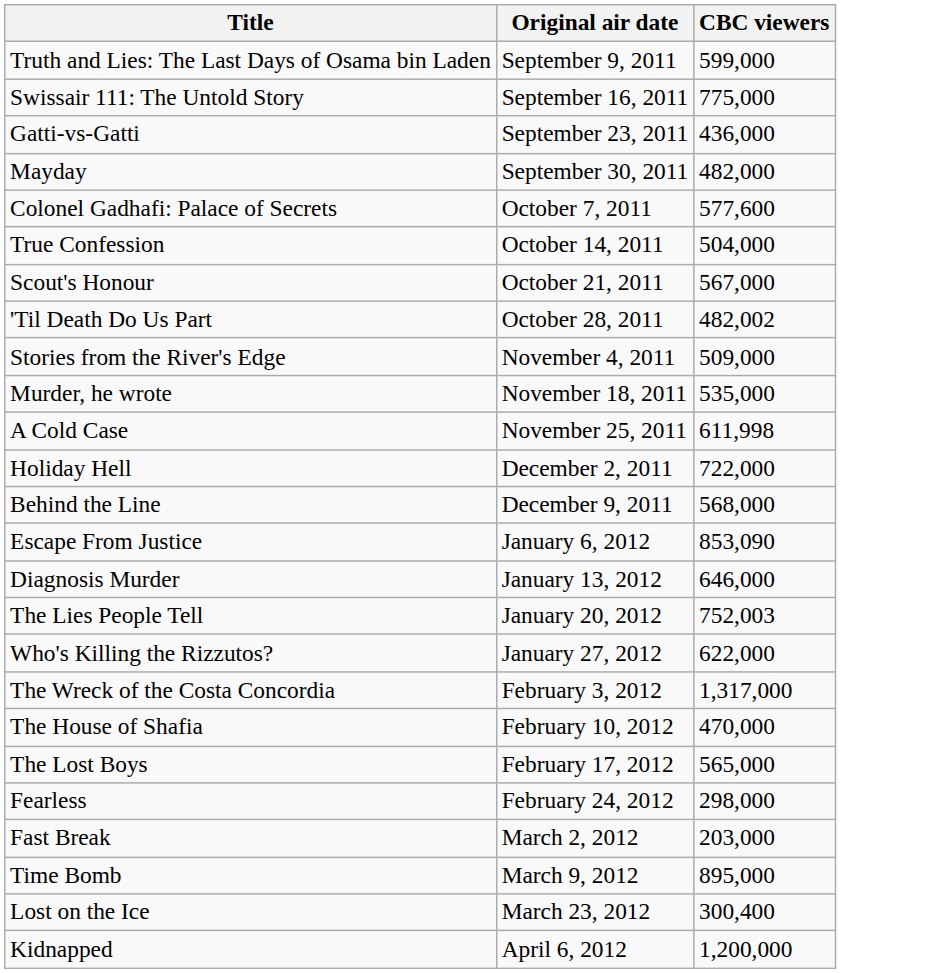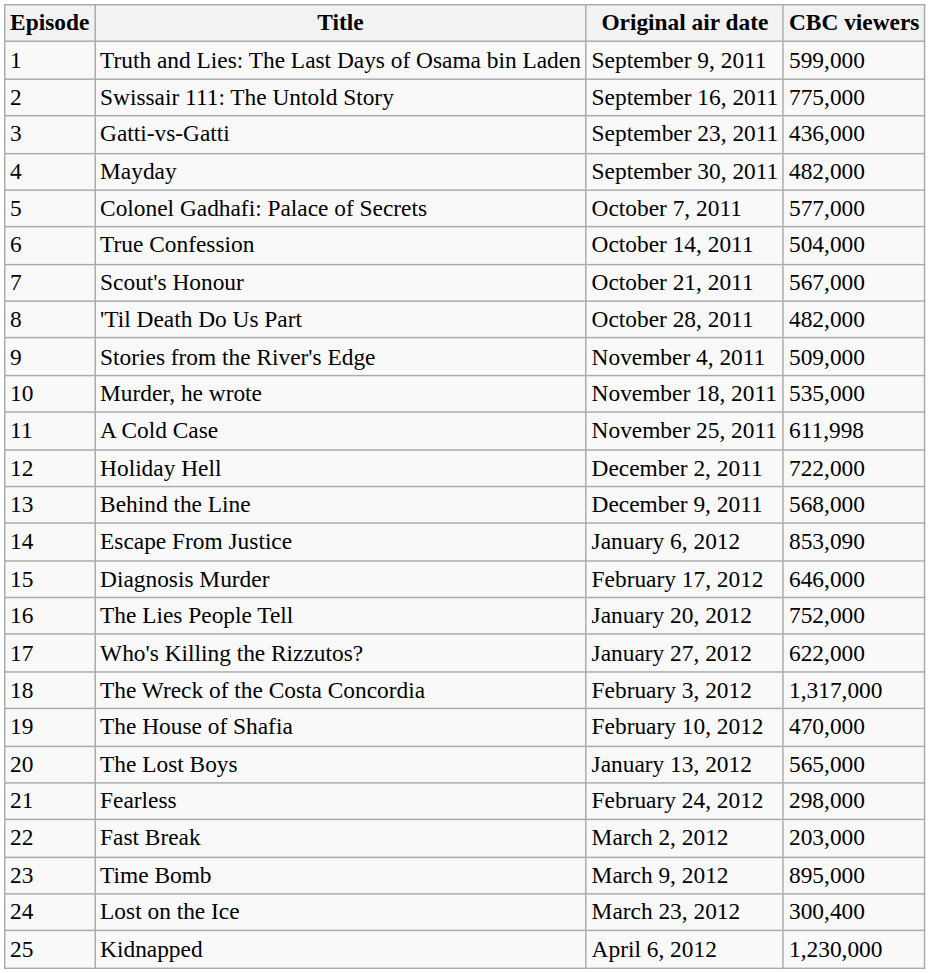+ column: (50, 23)
(737, 208) 577,600 -> (827, 208) 577,000
(737, 319) 482,002 -> (827, 319) 482,000
(582, 578) January 13, 2012 -> (678, 578) February 17, 2012
(737, 615) 752,003 -> (827, 615) 752,000
(588, 763) February 17, 2012 -> (672, 763) January 13, 2012
(746, 949) 1,200,000 -> (836, 949) 1,230,000
